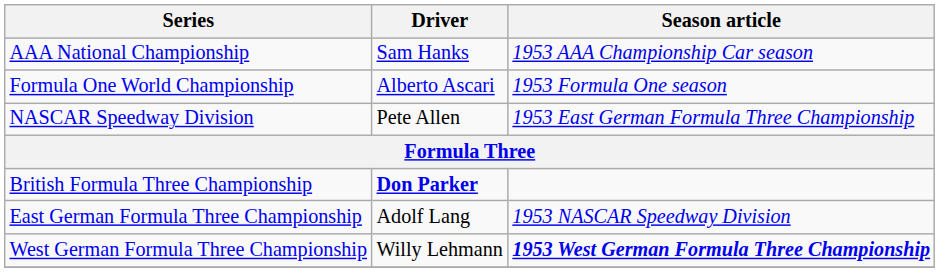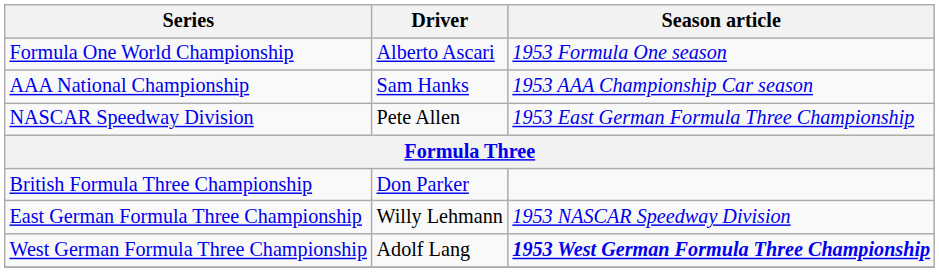rows swapped: (152, 86) <-> (129, 53)
(427, 184) bold -> (423, 184) normal
(423, 217) Adolf Lang -> (440, 217) Willy Lehmann
(440, 249) Willy Lehmann -> (423, 249) Adolf Lang
